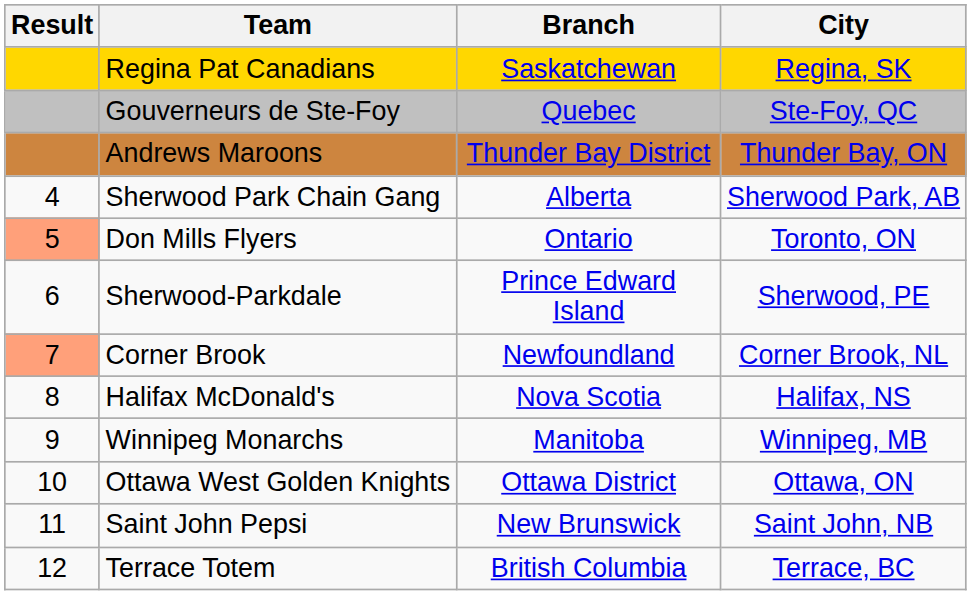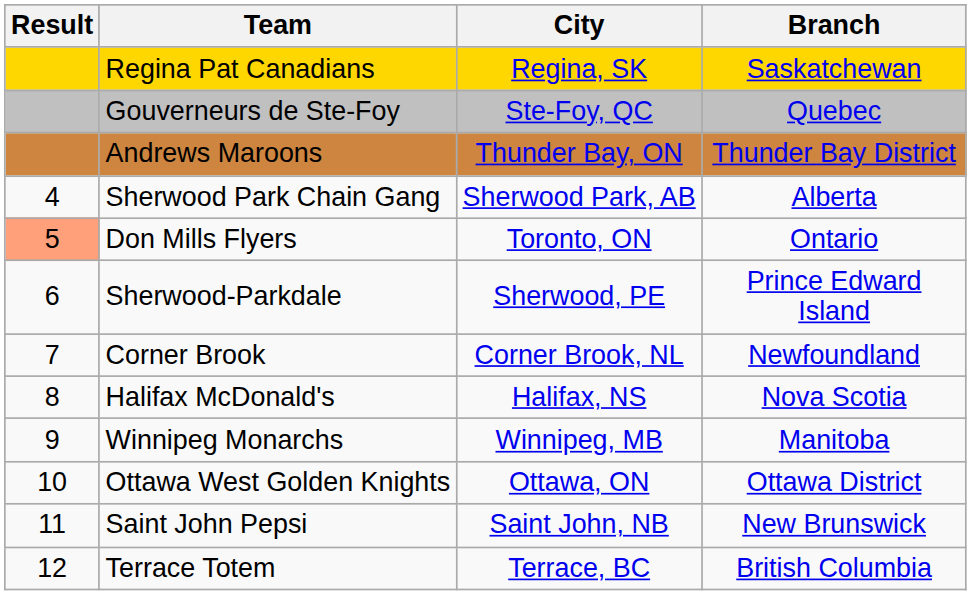columns swapped: (589, 25) <-> (844, 25)
(52, 354) lightsalmon background -> (52, 354) no background
